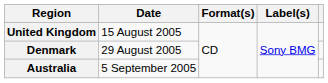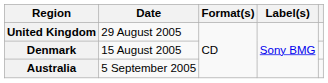(141, 31) 15 August 2005 -> (141, 31) 29 August 2005
(141, 50) 29 August 2005 -> (141, 50) 15 August 2005
